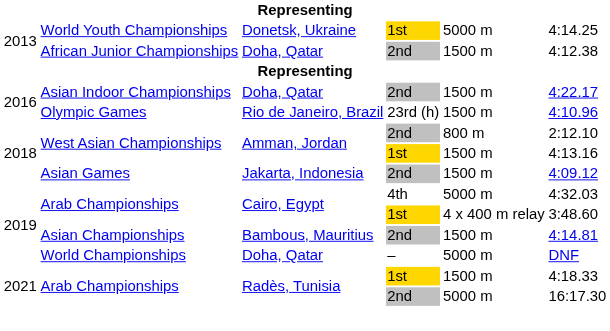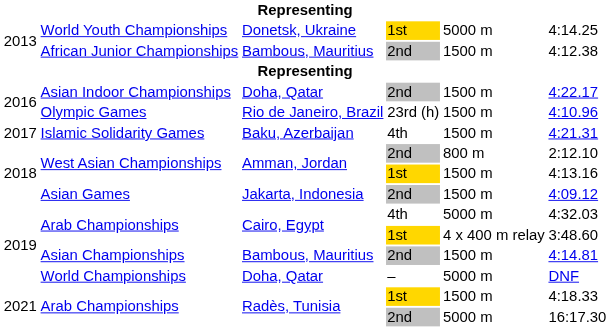(283, 51) Doha, Qatar -> (308, 51) Bambous, Mauritius
+ row: (122, 132)
